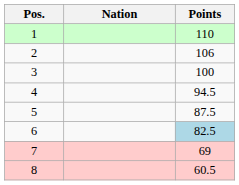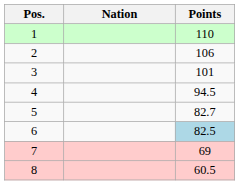(205, 72) 100 -> (205, 72) 101
(205, 111) 87.5 -> (205, 111) 82.7
